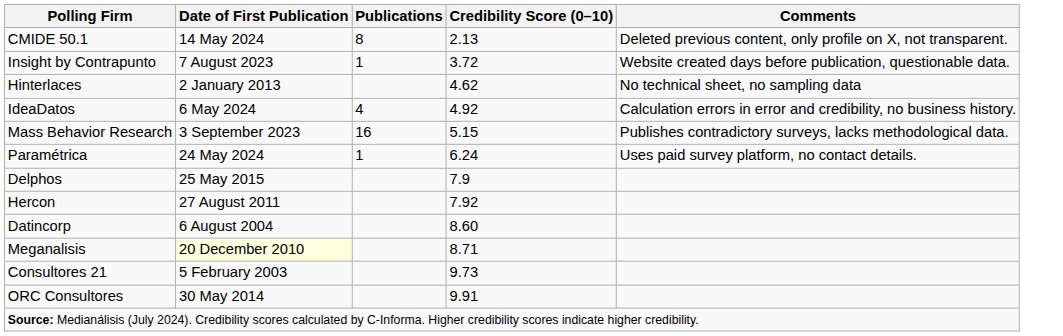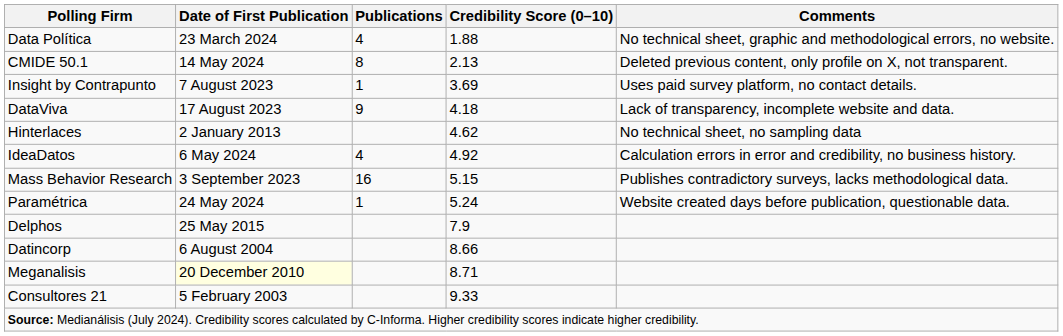+ row: (50, 39)
(464, 62) 3.72 -> (464, 86) 3.69
(815, 62) Website created days before publication, questionable data. -> (768, 86) Uses paid survey platform, no contact details.
+ row: (38, 109)
(464, 156) 6.24 -> (464, 202) 5.24
(768, 156) Uses paid survey platform, no contact details. -> (815, 202) Website created days before publication, questionable data.
- row: (32, 202)
(464, 226) 8.60 -> (464, 249) 8.66
(464, 272) 9.73 -> (464, 296) 9.33
- row: (66, 296)
